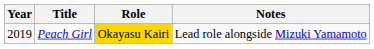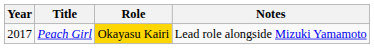(20, 33) 2019 -> (20, 33) 2017
